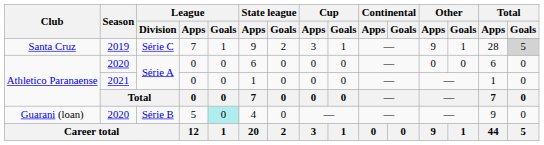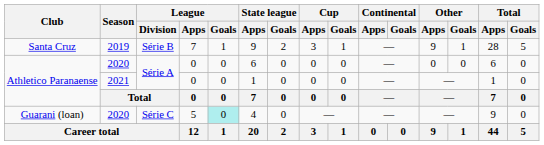(158, 47) Série C -> (158, 47) Série B
(523, 47) lightgrey background -> (523, 47) no background
(158, 115) Série B -> (158, 115) Série C
